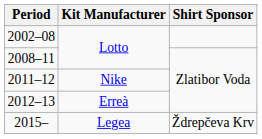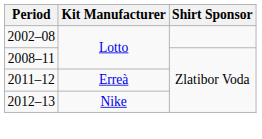(114, 79) Nike -> (114, 79) Erreà
(114, 101) Erreà -> (114, 101) Nike
- row: (31, 123)
